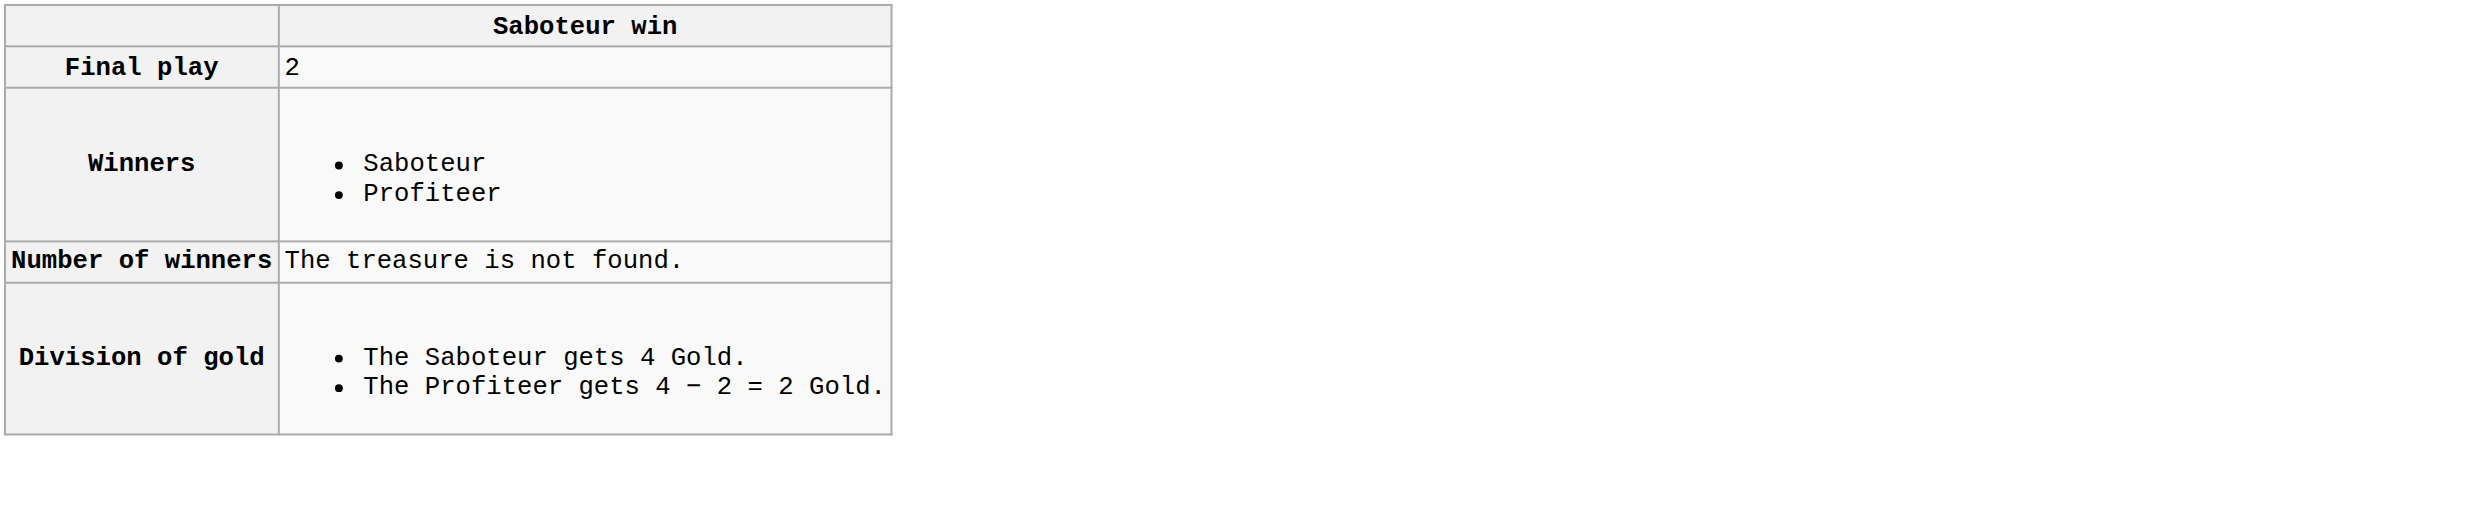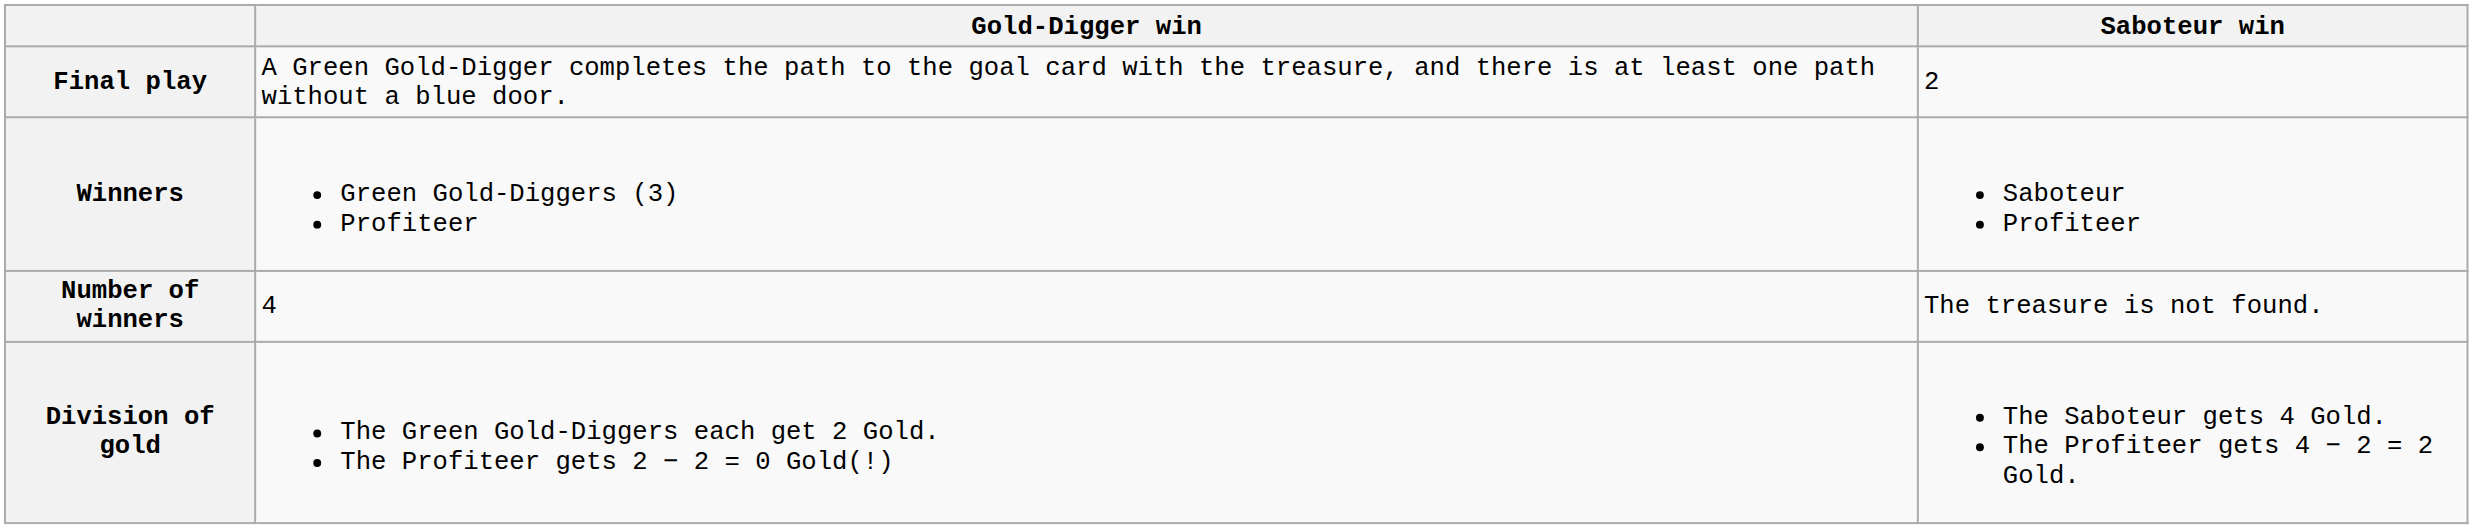+ column: (1087, 26)
